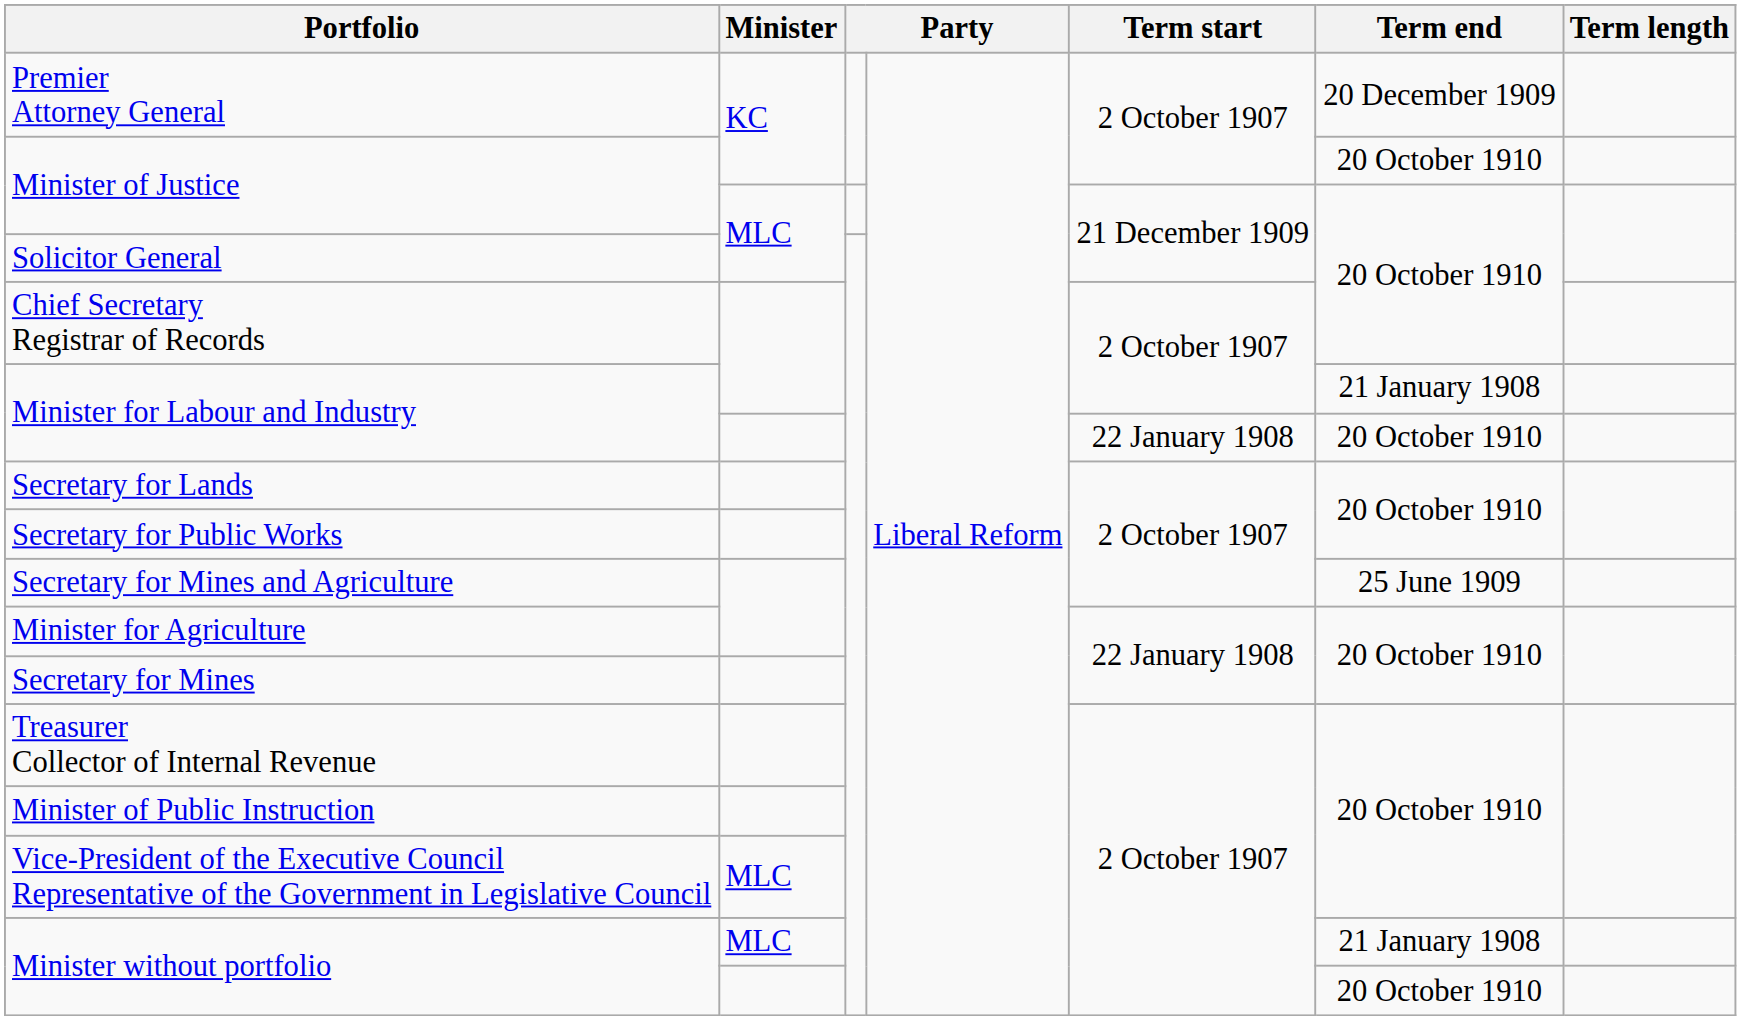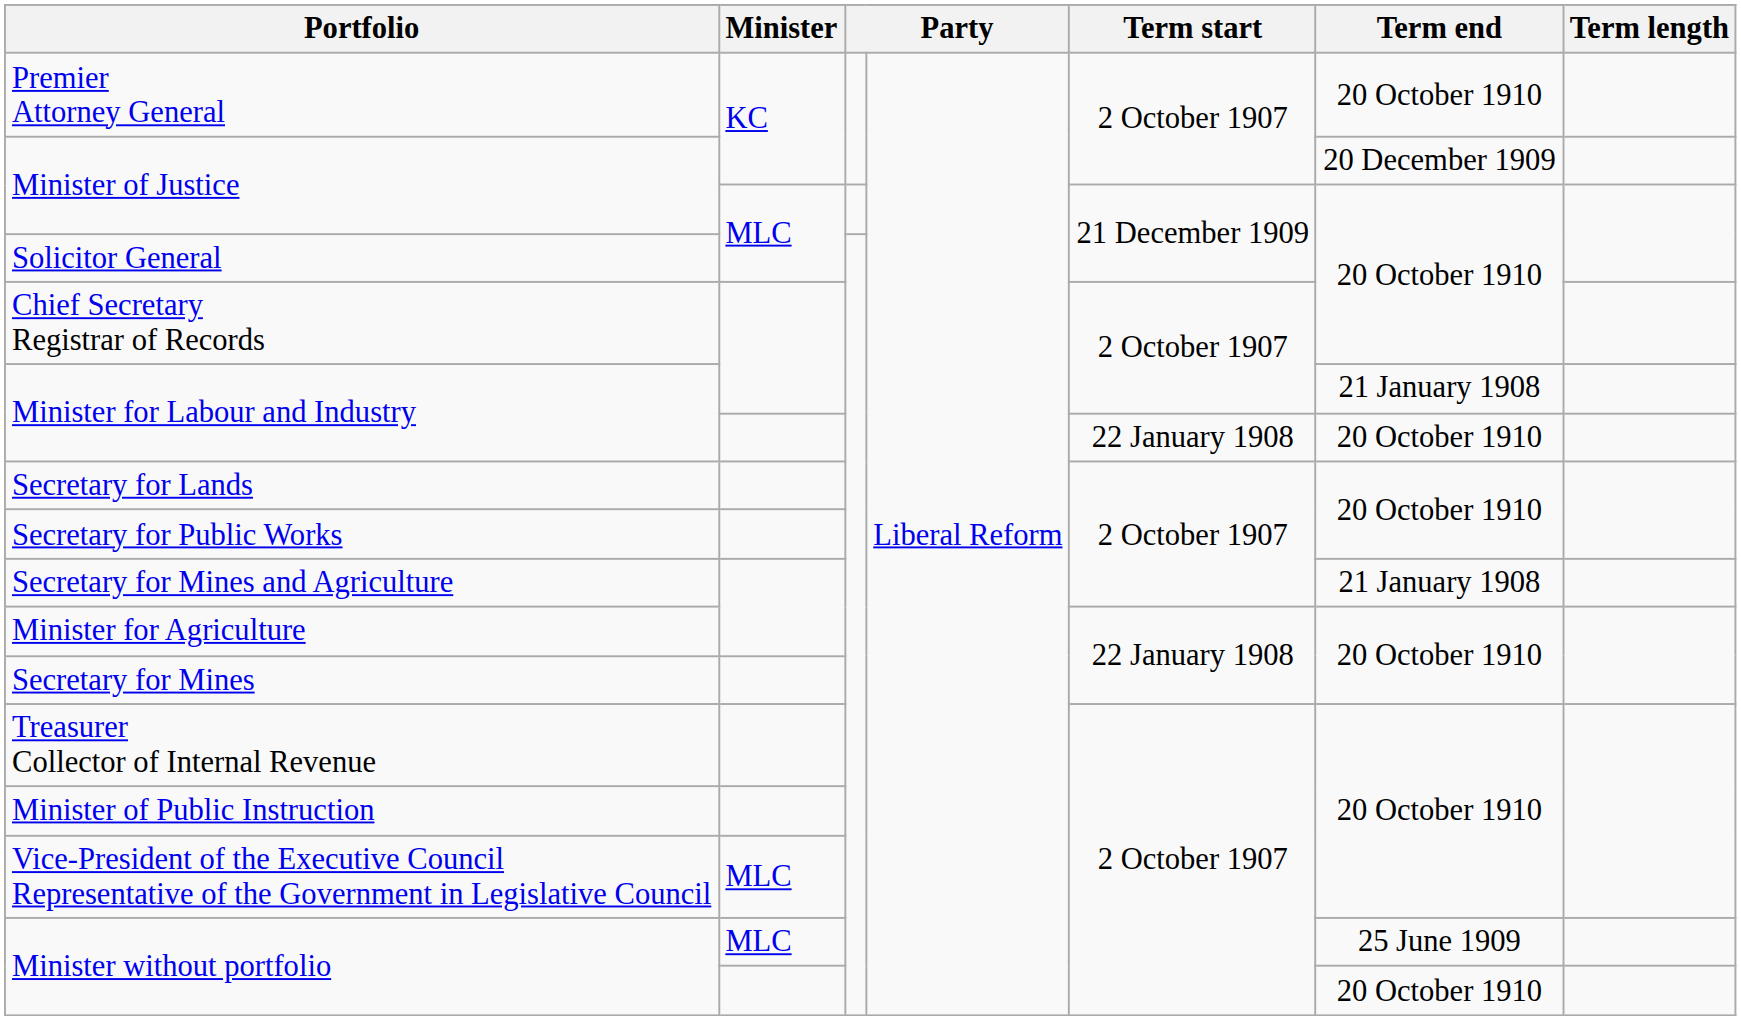(1439, 94) 20 December 1909 -> (1439, 94) 20 October 1910
(1439, 160) 20 October 1910 -> (1439, 160) 20 December 1909
(1439, 582) 25 June 1909 -> (1439, 582) 21 January 1908
(1439, 941) 21 January 1908 -> (1439, 941) 25 June 1909
